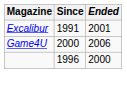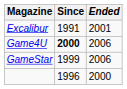(68, 44) normal -> (68, 44) bold
+ row: (30, 60)
